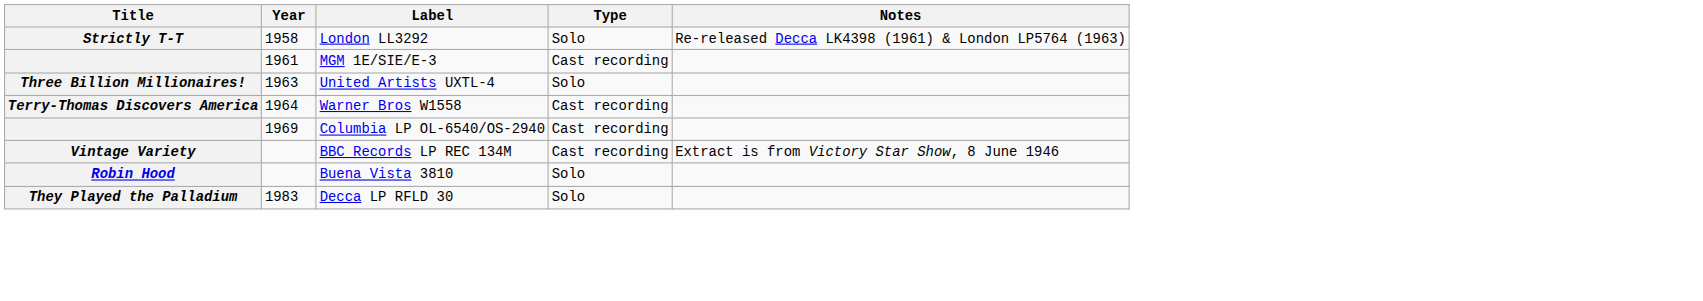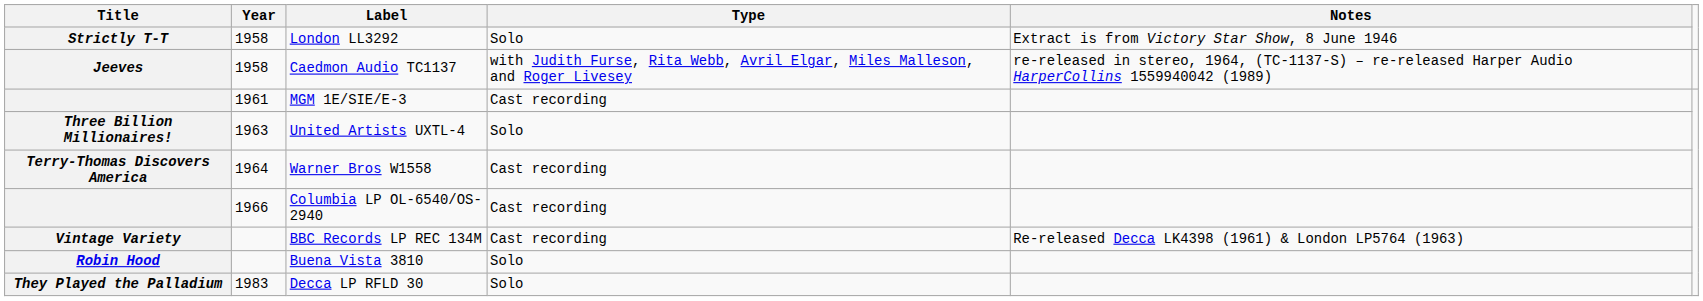(901, 39) Re-released Decca LK4398 (1961) & London LP5764 (1963) -> (1205, 39) Extract is from Victory Star Show, 8 June 1946
+ row: (373, 69)
(282, 129) 1969 -> (252, 208) 1966
(867, 152) Extract is from Victory Star Show, 8 June 1946 -> (1239, 239) Re-released Decca LK4398 (1961) & London LP5764 (1963)
